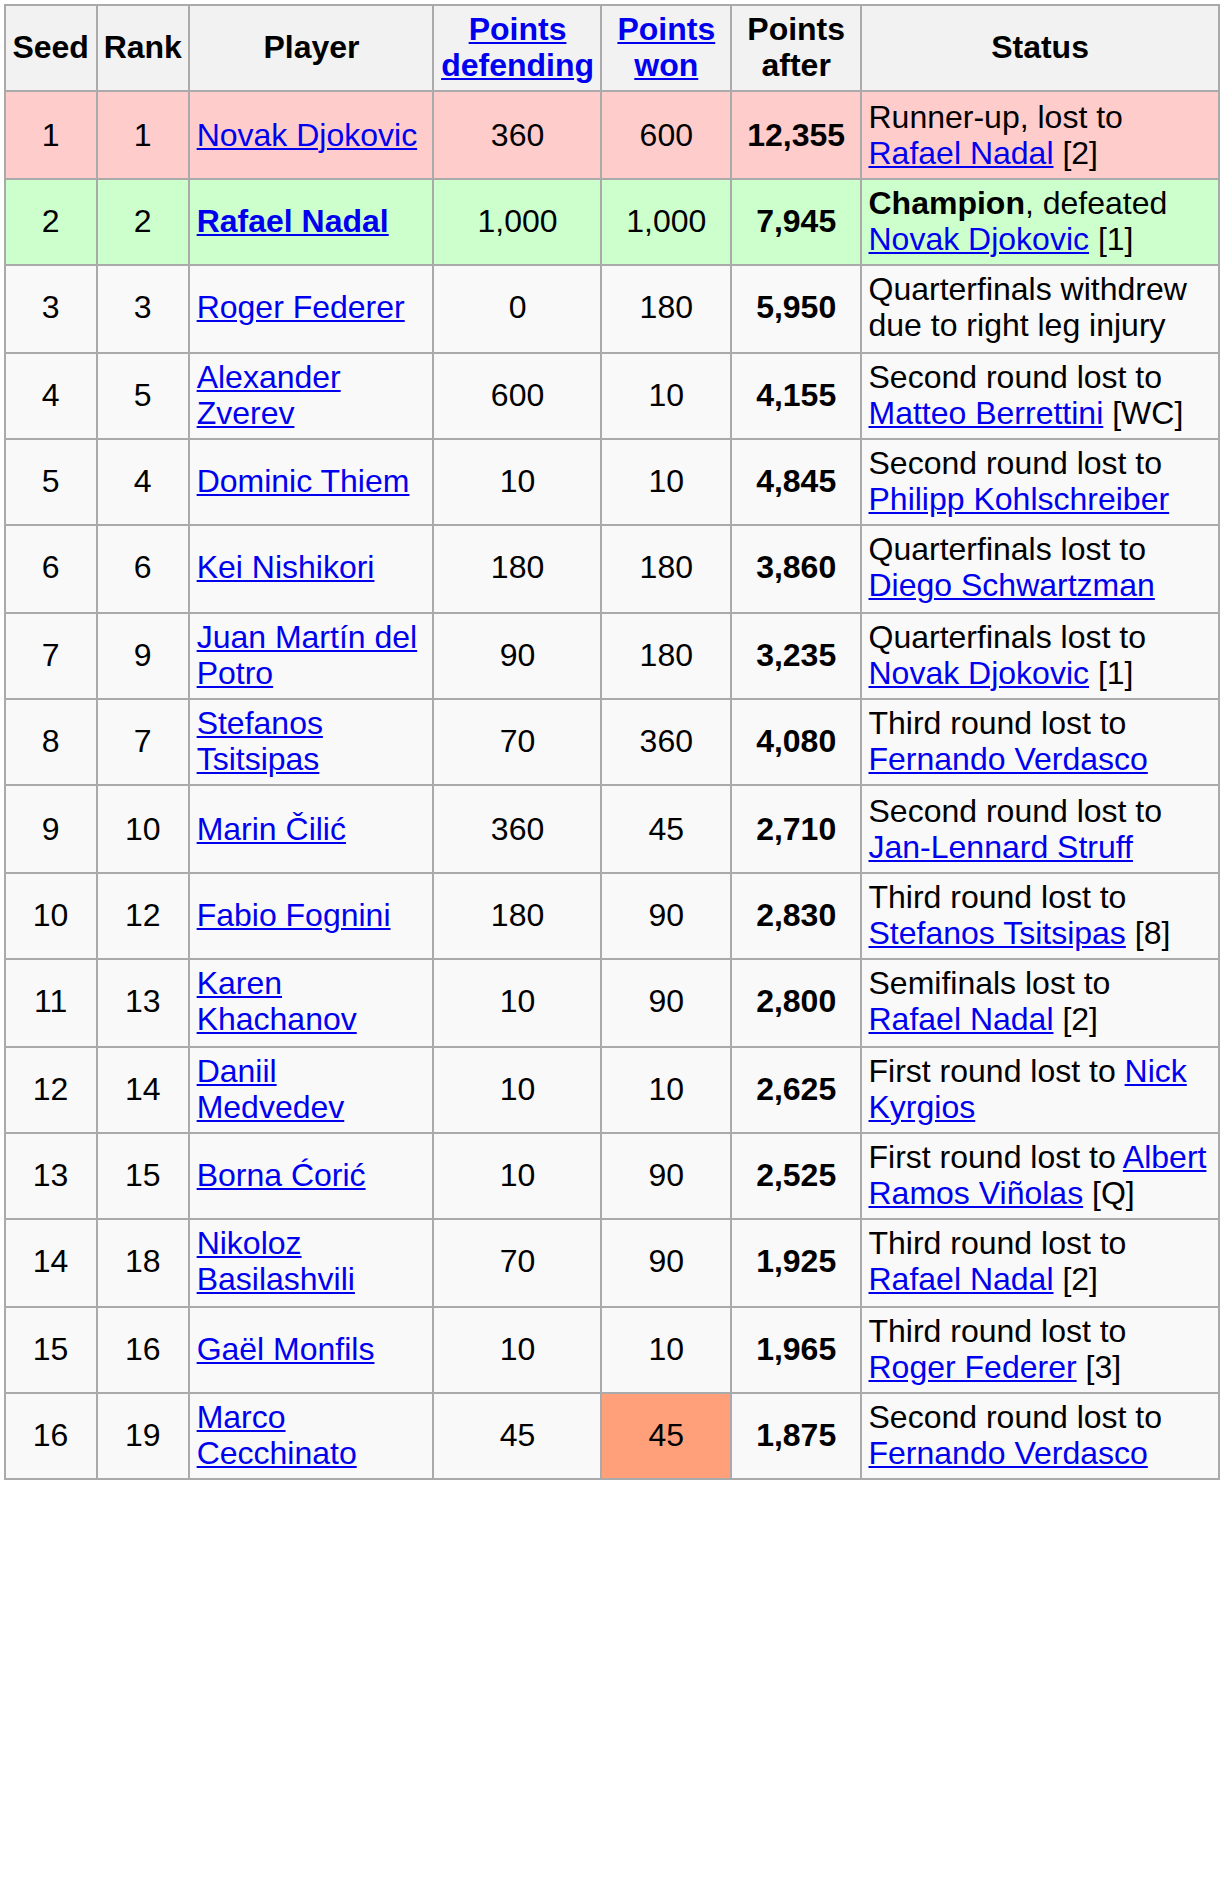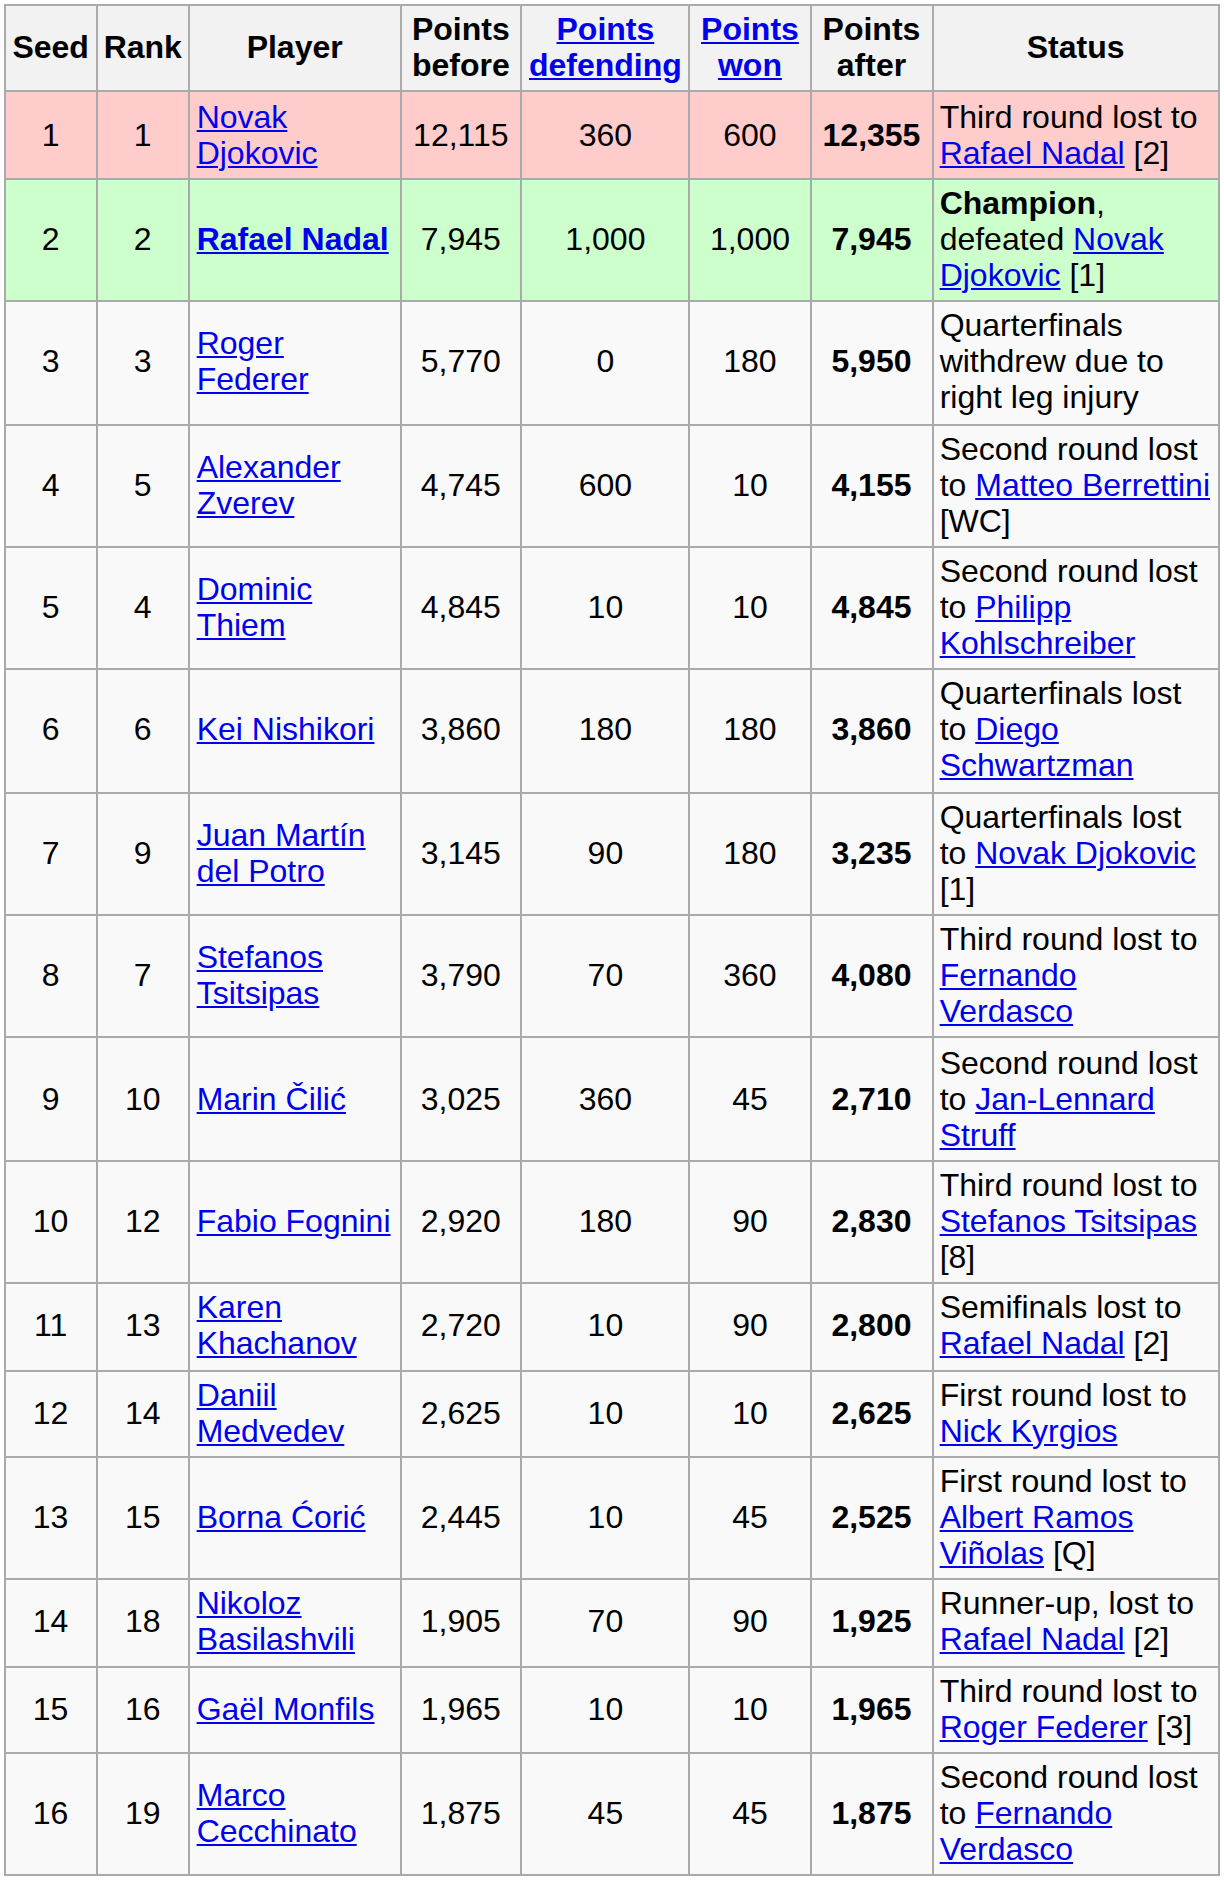+ column: (461, 47)
(996, 134) Runner-up, lost to Rafael Nadal [2] -> (1069, 134) Third round lost to Rafael Nadal [2]
(666, 1175) 90 -> (750, 1517) 45
(997, 1262) Third round lost to Rafael Nadal [2] -> (1067, 1622) Runner-up, lost to Rafael Nadal [2]
(666, 1435) lightsalmon background -> (750, 1813) no background
